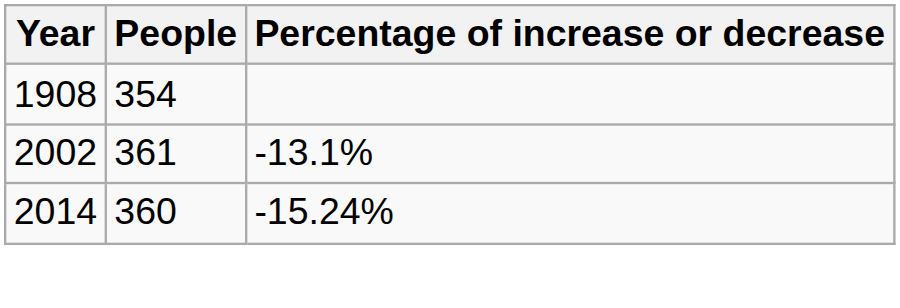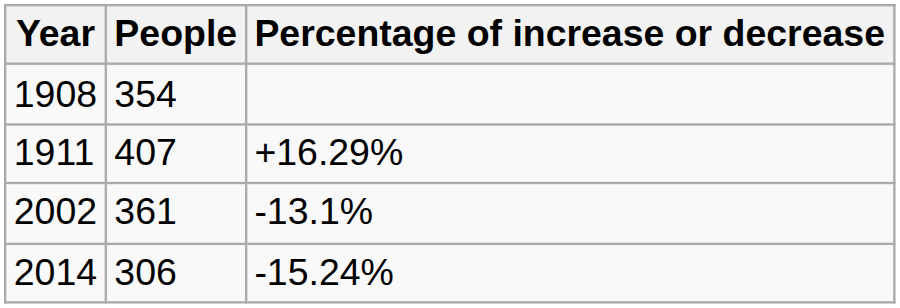+ row: (54, 152)
(146, 212) 360 -> (146, 271) 306
